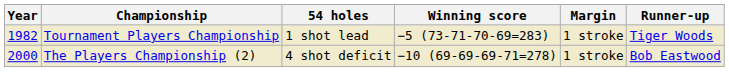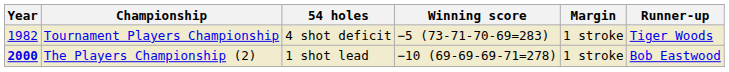(327, 35) 1 shot lead -> (338, 35) 4 shot deficit
(23, 56) normal -> (23, 56) bold
(338, 56) 4 shot deficit -> (327, 56) 1 shot lead
